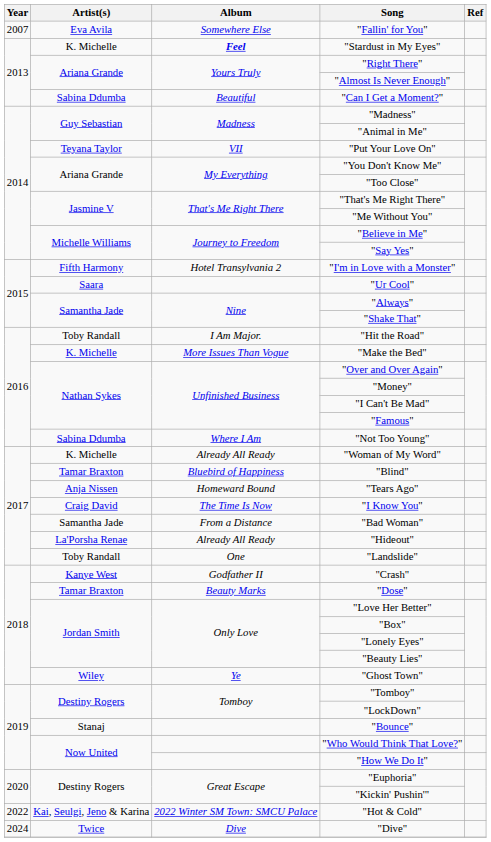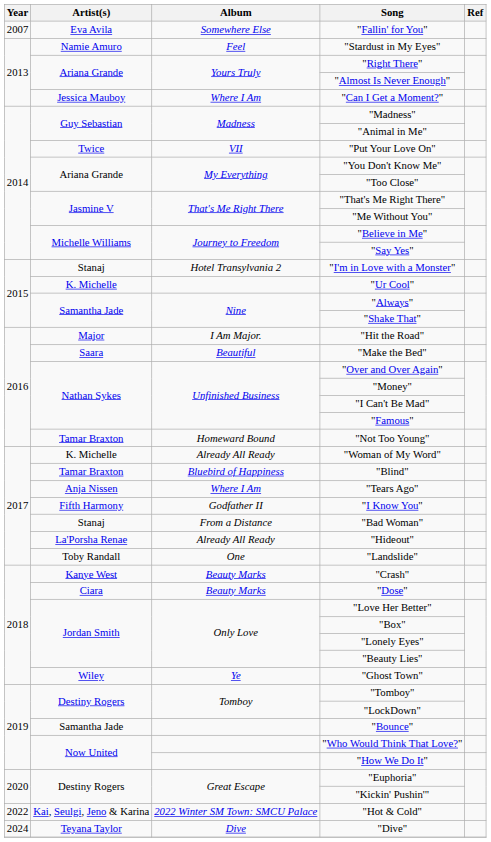(91, 47) K. Michelle -> (91, 47) Namie Amuro
(236, 47) bold -> (236, 47) normal
(91, 98) Sabina Ddumba -> (91, 98) Jessica Mauboy
(236, 98) Beautiful -> (236, 98) Where I Am
(91, 149) Teyana Taylor -> (91, 149) Twice
(91, 268) Fifth Harmony -> (91, 268) Stanaj
(91, 285) Saara -> (91, 285) K. Michelle
(91, 336) Toby Randall -> (91, 336) Major
(91, 353) K. Michelle -> (91, 353) Saara
(236, 353) More Issues Than Vogue -> (236, 353) Beautiful
(91, 438) Sabina Ddumba -> (91, 438) Tamar Braxton
(236, 438) Where I Am -> (236, 438) Homeward Bound
(236, 489) Homeward Bound -> (236, 489) Where I Am
(91, 506) Craig David -> (91, 506) Fifth Harmony
(236, 506) The Time Is Now -> (236, 506) Godfather II
(91, 523) Samantha Jade -> (91, 523) Stanaj
(236, 574) Godfather II -> (236, 574) Beauty Marks
(91, 591) Tamar Braxton -> (91, 591) Ciara
(91, 727) Stanaj -> (91, 727) Samantha Jade
(91, 829) Twice -> (91, 829) Teyana Taylor
